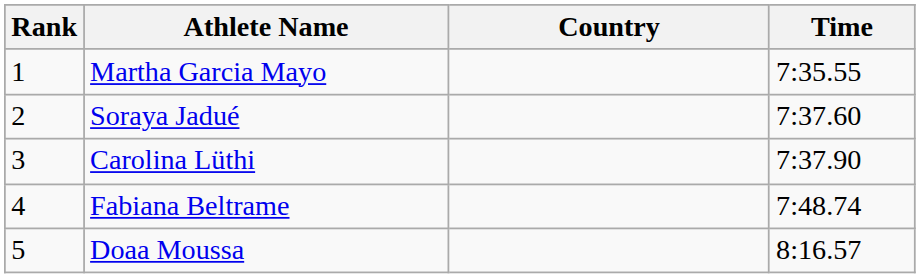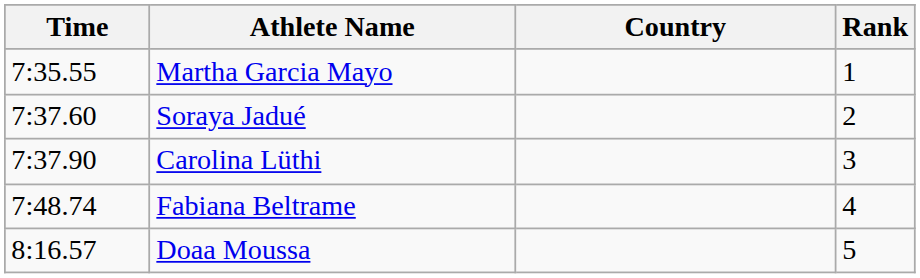columns swapped: (44, 26) <-> (842, 26)
